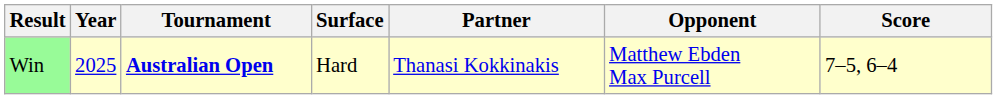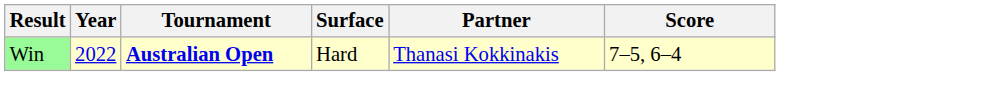- column: (712, 20)
(96, 65) 2025 -> (96, 53) 2022
